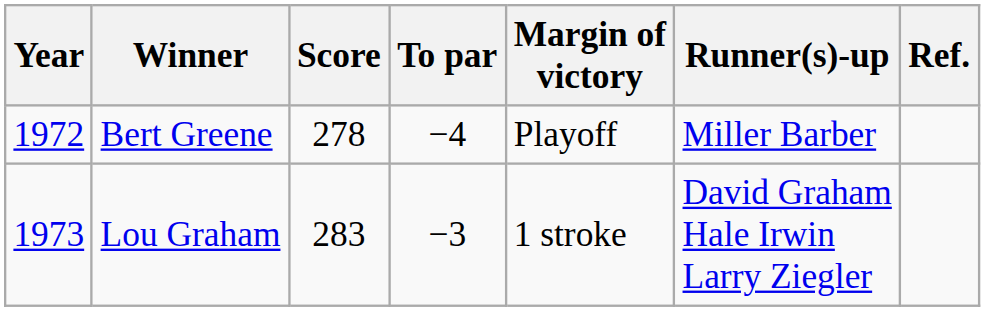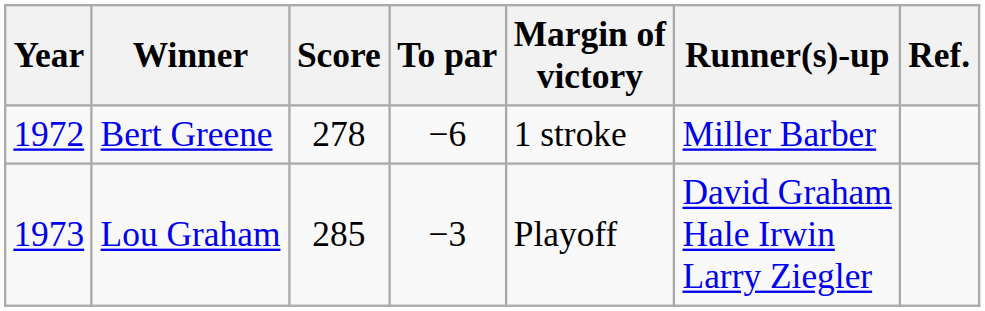(447, 134) −4 -> (447, 134) −6
(565, 134) Playoff -> (570, 134) 1 stroke
(339, 234) 283 -> (339, 234) 285
(570, 234) 1 stroke -> (565, 234) Playoff
